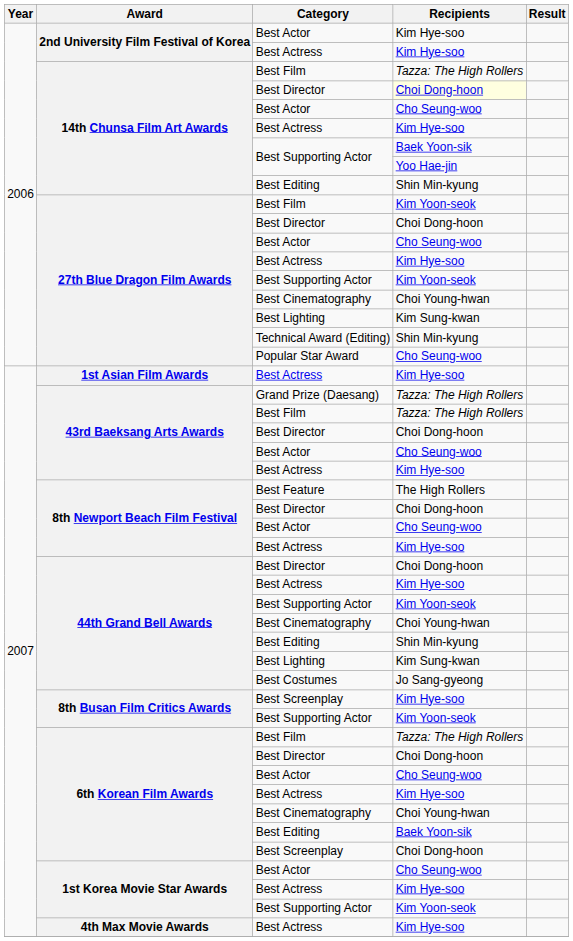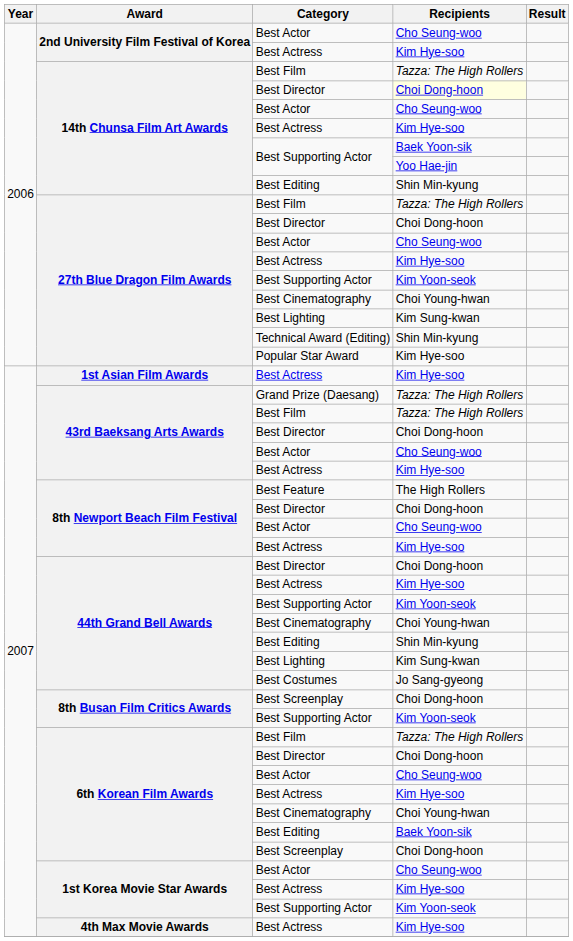(430, 33) Kim Hye-soo -> (439, 33) Cho Seung-woo
(436, 204) Kim Yoon-seok -> (459, 204) Tazza: The High Rollers
(439, 356) Cho Seung-woo -> (430, 356) Kim Hye-soo
(430, 699) Kim Hye-soo -> (439, 699) Choi Dong-hoon
